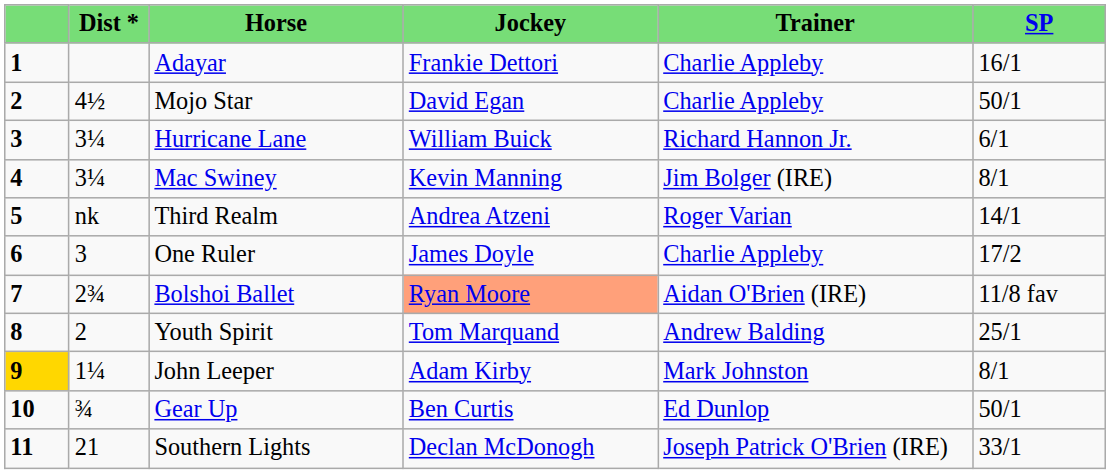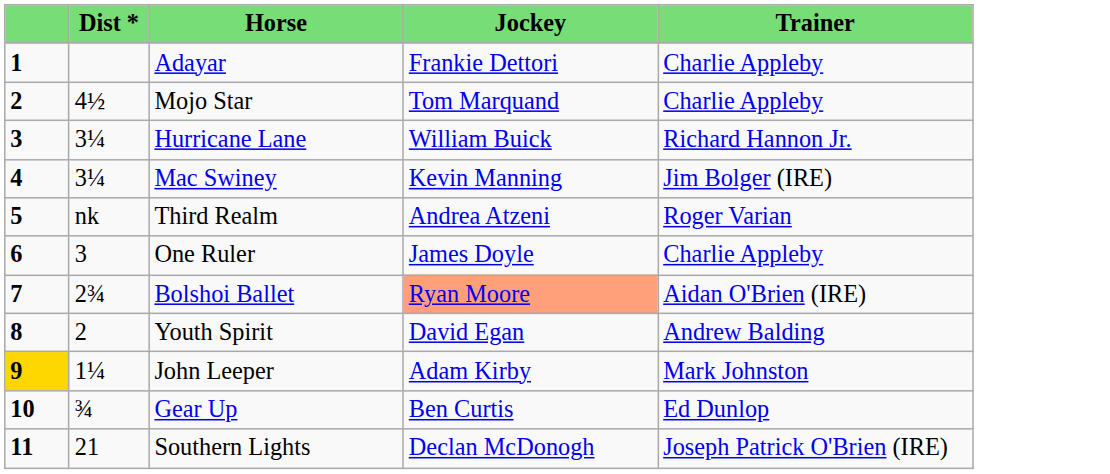- column: (1039, 23)
(467, 100) David Egan -> (484, 100) Tom Marquand
(484, 332) Tom Marquand -> (467, 332) David Egan
